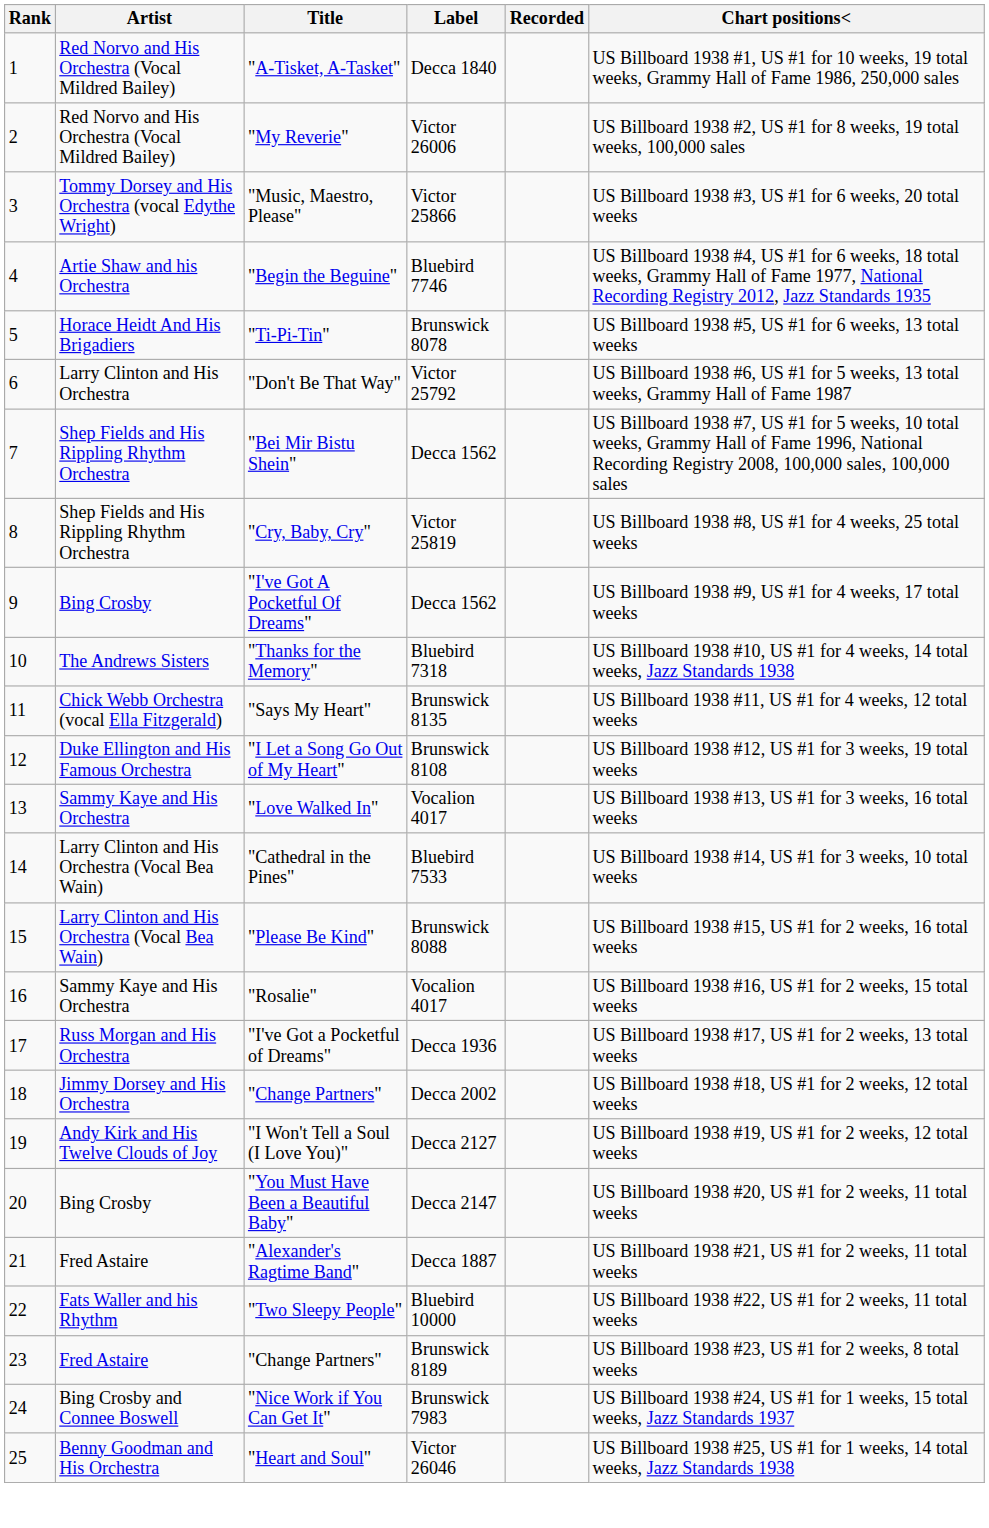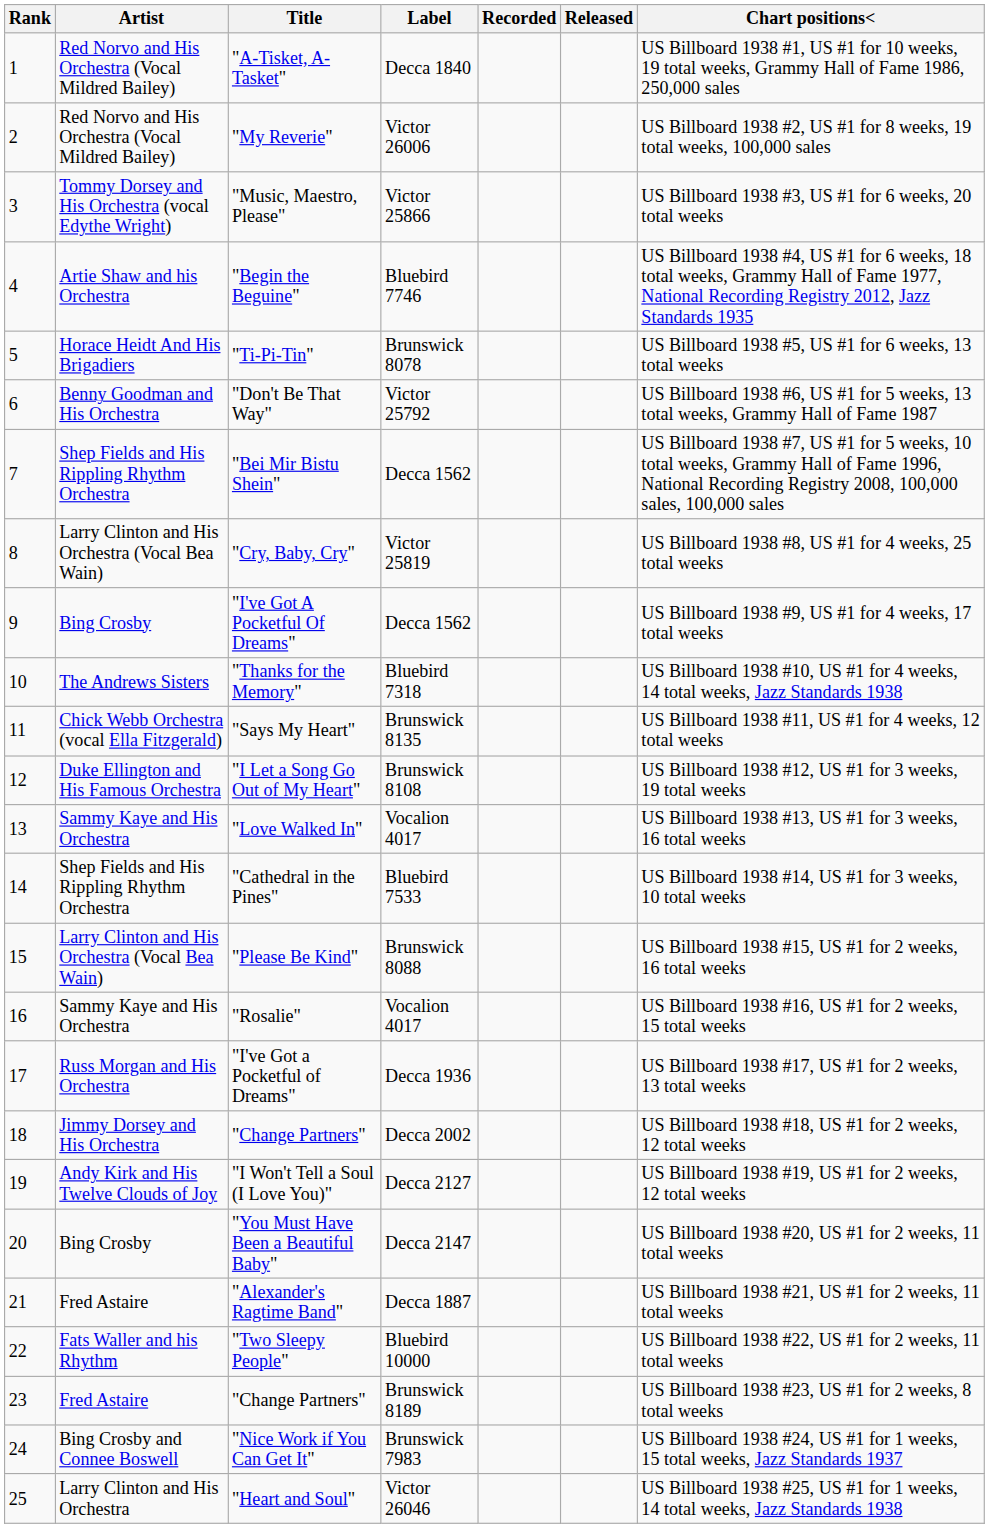+ column: (599, 18)
(139, 384) Larry Clinton and His Orchestra -> (136, 404) Benny Goodman and His Orchestra
(132, 532) Shep Fields and His Rippling Rhythm Orchestra -> (139, 553) Larry Clinton and His Orchestra (Vocal Bea Wain)
(139, 867) Larry Clinton and His Orchestra (Vocal Bea Wain) -> (132, 888) Shep Fields and His Rippling Rhythm Orchestra
(136, 1457) Benny Goodman and His Orchestra -> (139, 1498) Larry Clinton and His Orchestra
